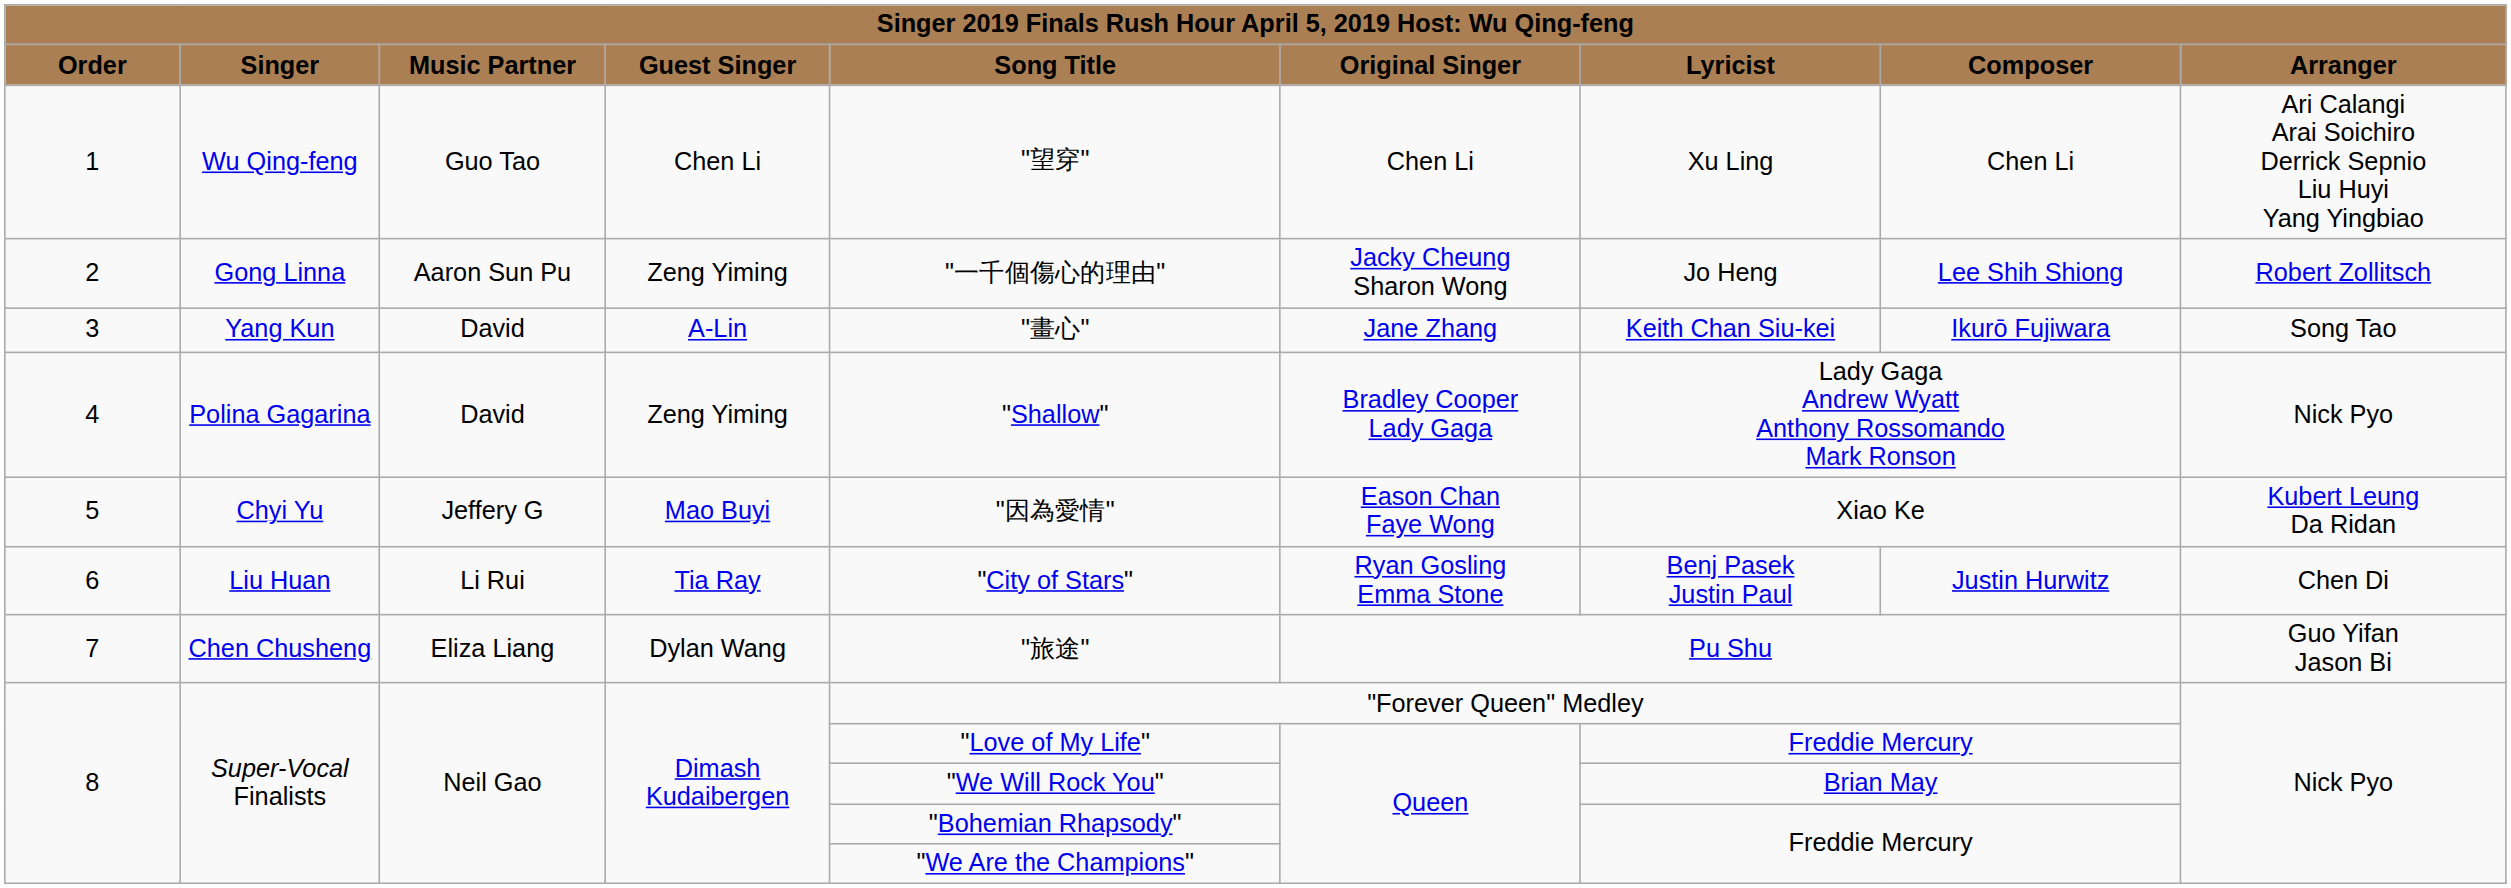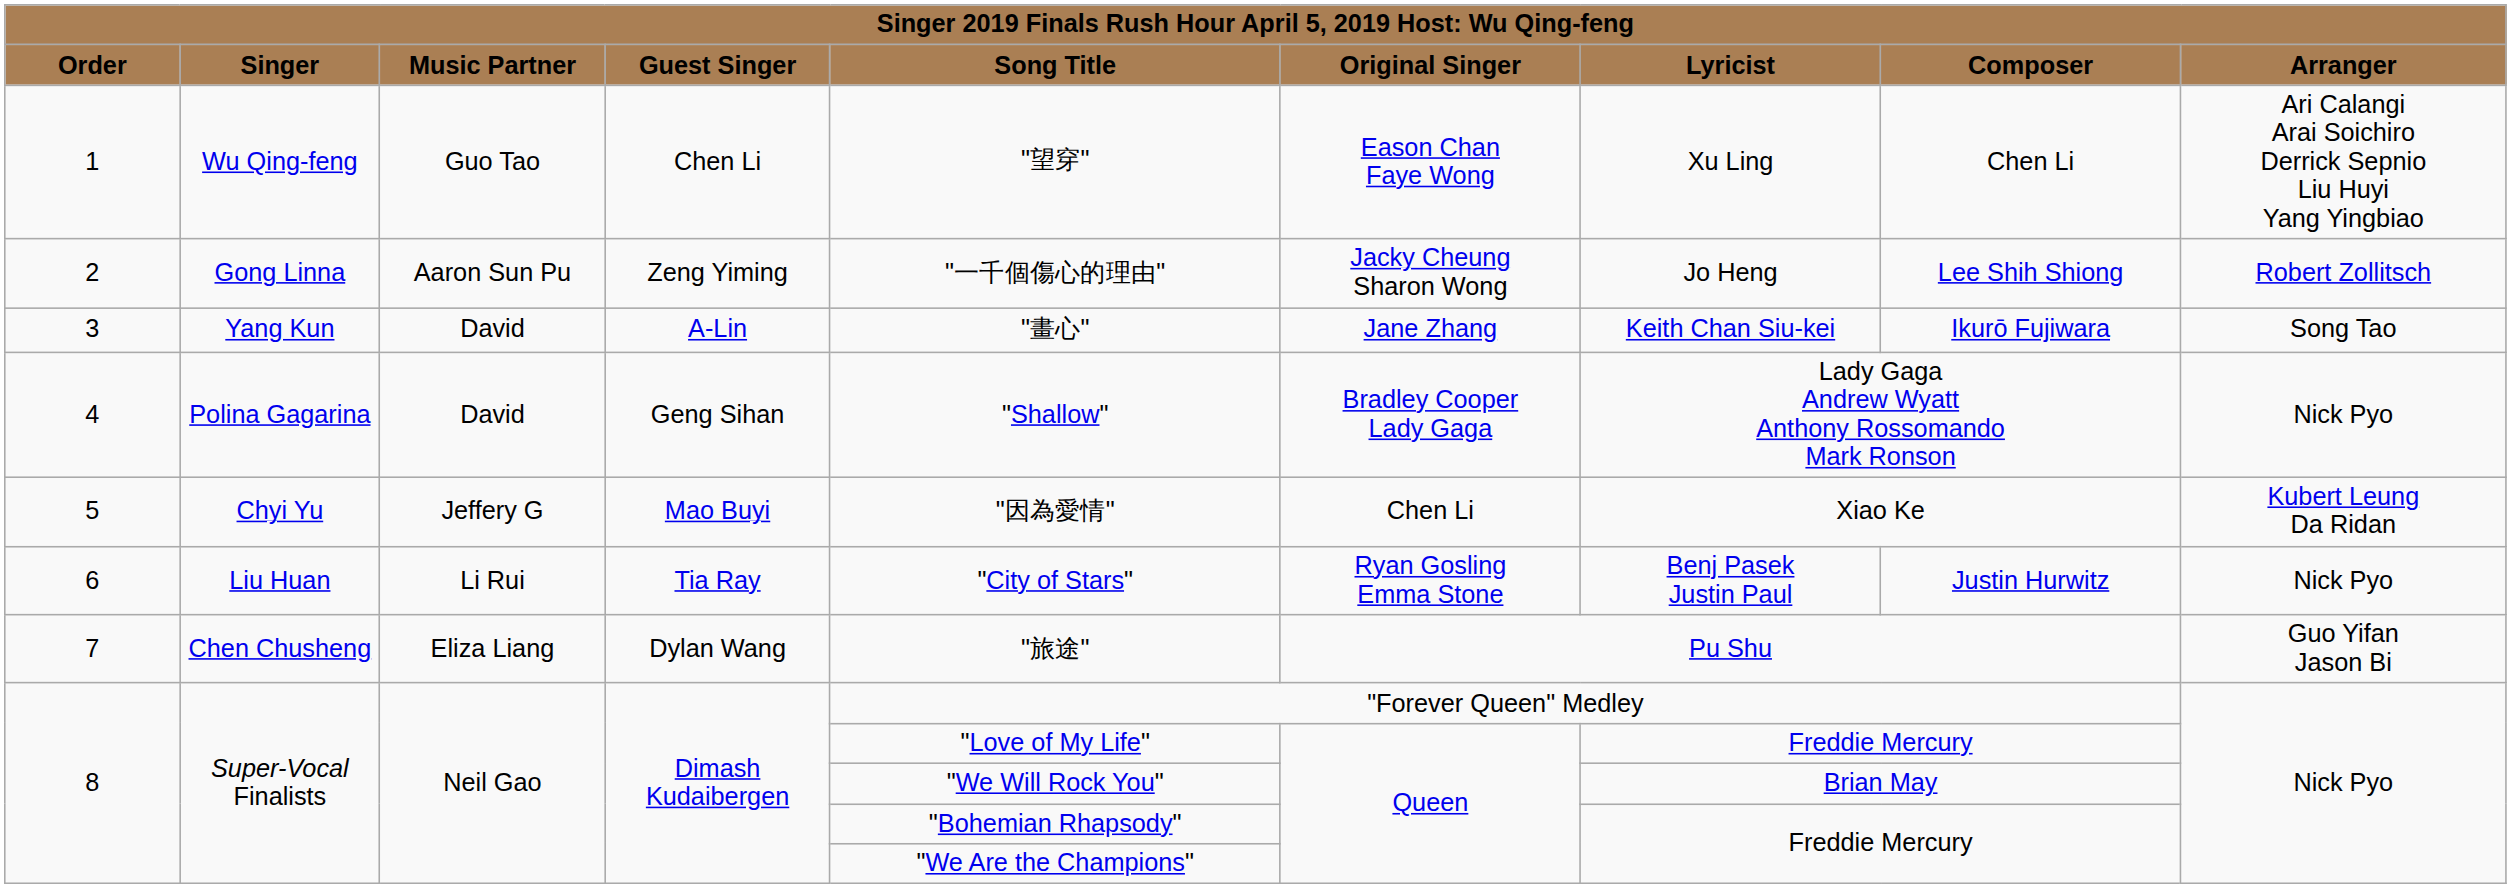(1430, 161) Chen Li -> (1430, 161) Eason Chan Faye Wong
(718, 414) Zeng Yiming -> (718, 414) Geng Sihan
(1430, 511) Eason Chan Faye Wong -> (1430, 511) Chen Li
(2343, 580) Chen Di -> (2343, 580) Nick Pyo
